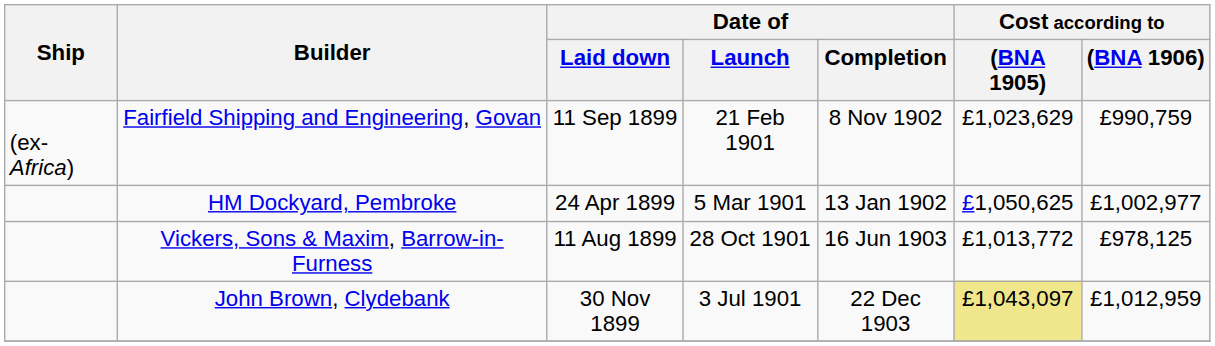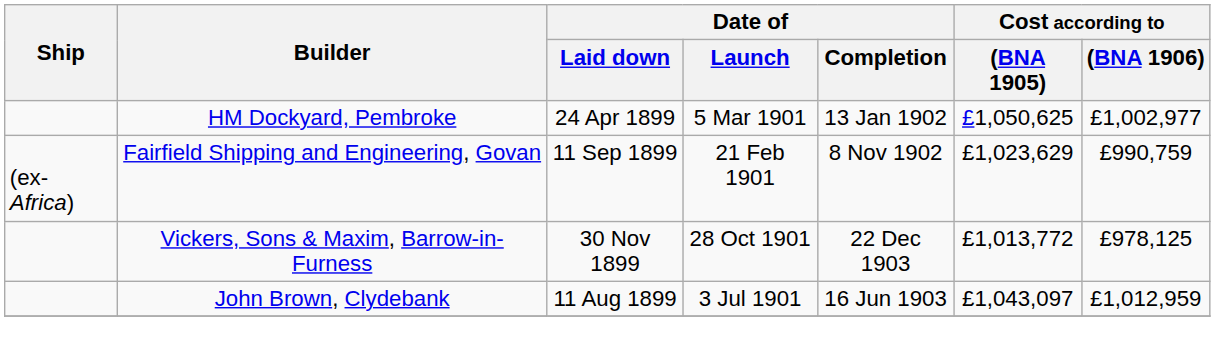rows swapped: (332, 203) <-> (332, 117)
(615, 238) 11 Aug 1899 -> (615, 250) 30 Nov 1899
(886, 238) 16 Jun 1903 -> (886, 250) 22 Dec 1903
(615, 311) 30 Nov 1899 -> (615, 298) 11 Aug 1899
(886, 311) 22 Dec 1903 -> (886, 298) 16 Jun 1903
(1018, 298) khaki background -> (1018, 298) no background
